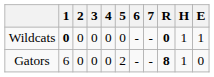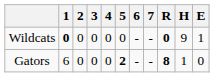(184, 38) 1 -> (184, 38) 9
(123, 60) normal -> (123, 60) bold
